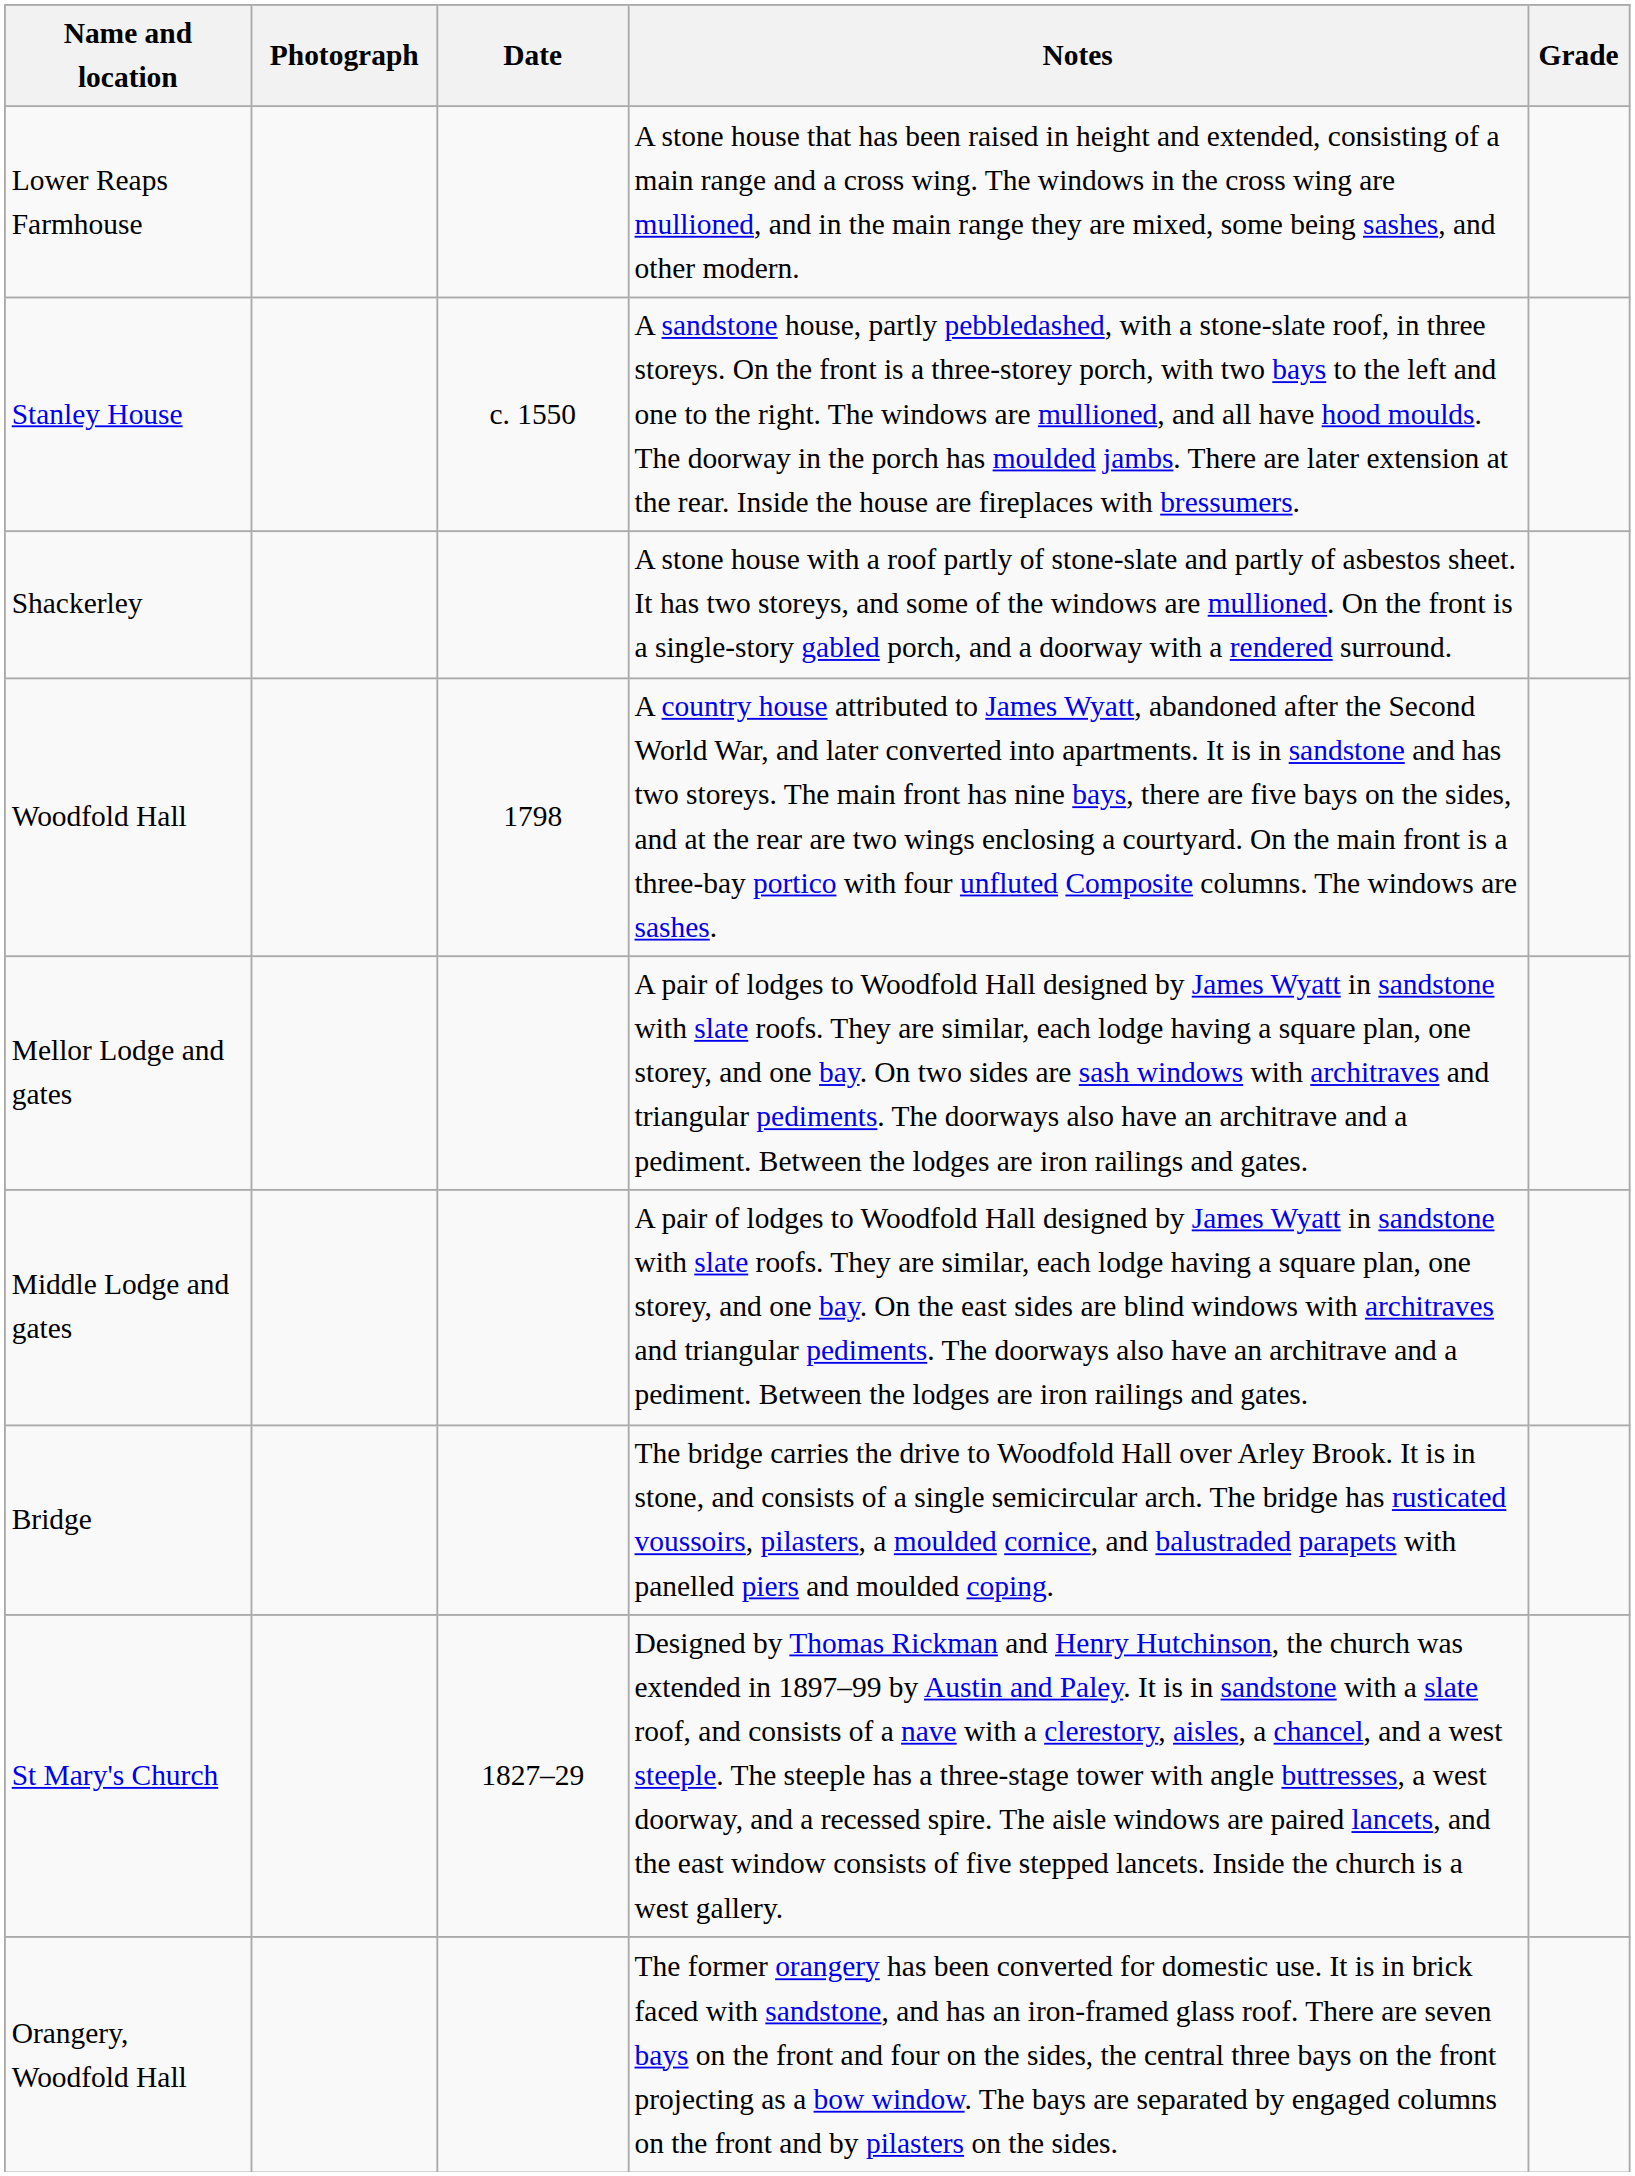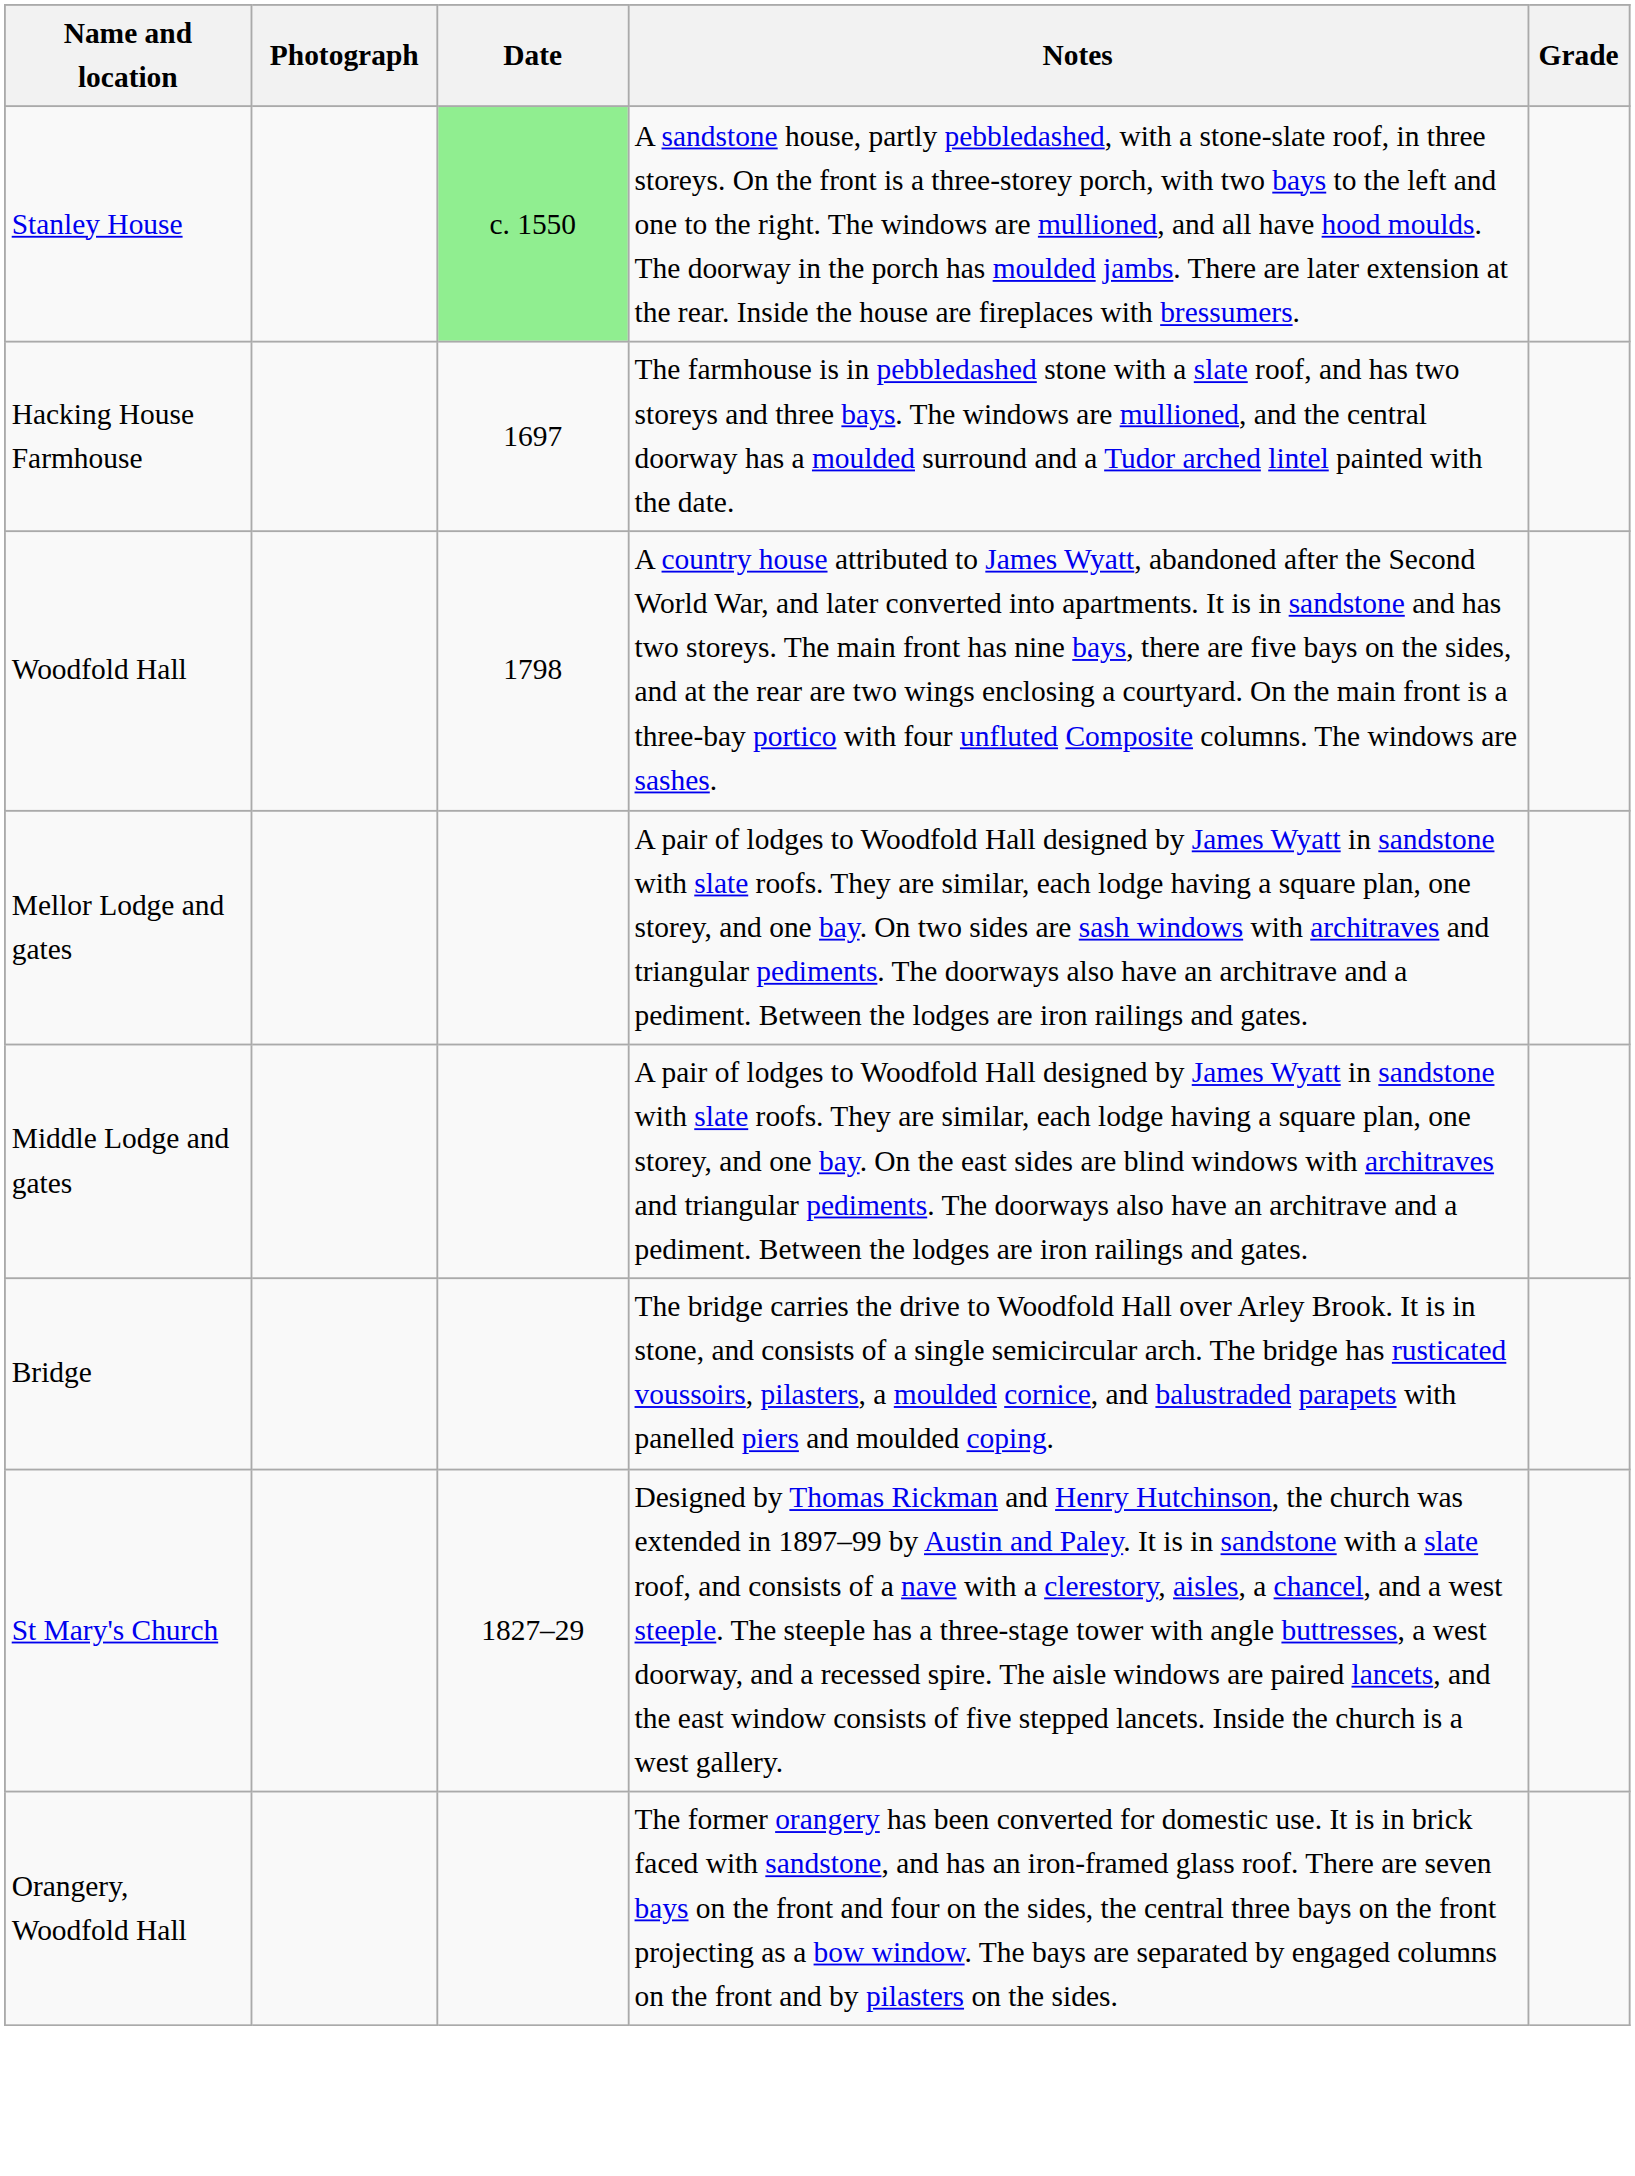- row: (90, 201)
(533, 413) no background -> (533, 223) lightgreen background
- row: (77, 603)
+ row: (103, 435)
